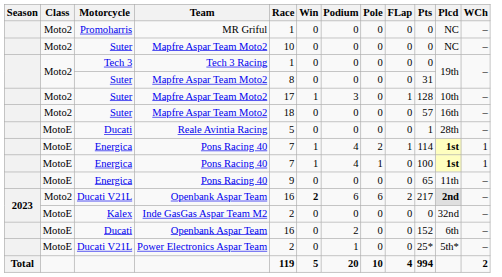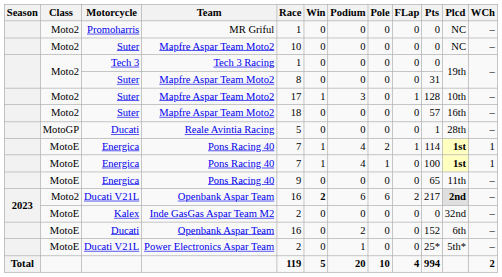(57, 130) MotoE -> (61, 130) MotoGP
